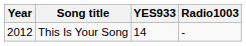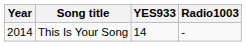(20, 31) 2012 -> (20, 31) 2014
